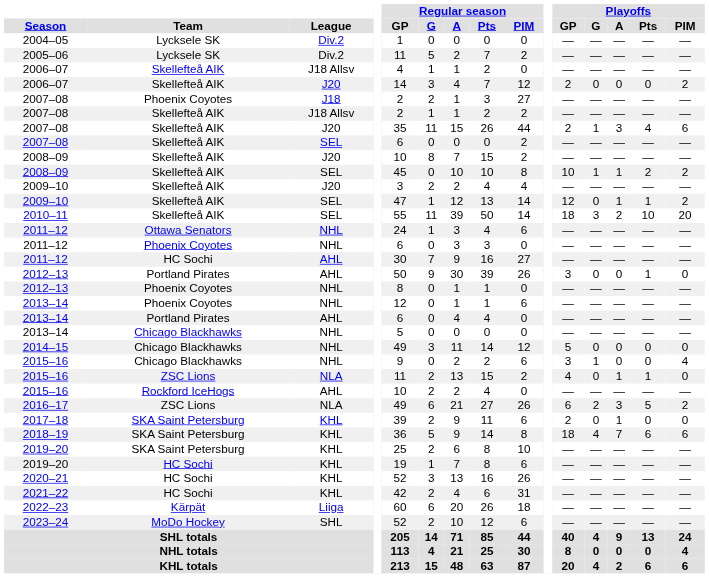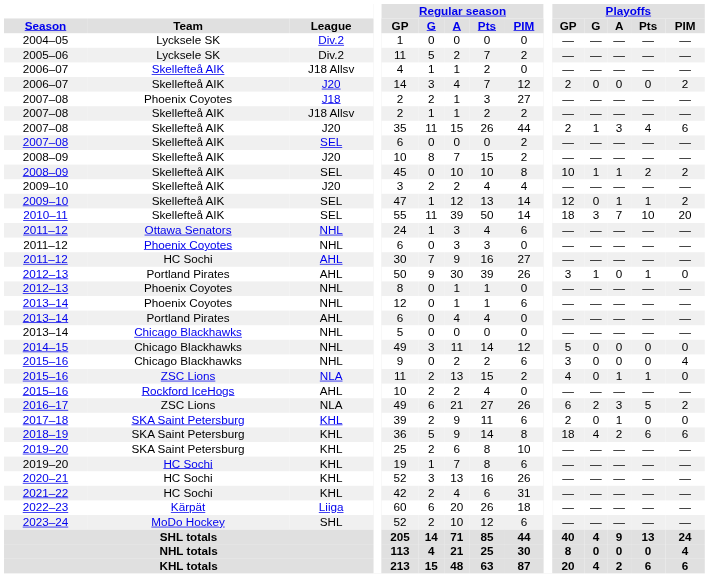(619, 215) 2 -> (619, 215) 7
(596, 274) 0 -> (596, 274) 1
(596, 361) 1 -> (596, 361) 0
(619, 434) 7 -> (619, 434) 2
